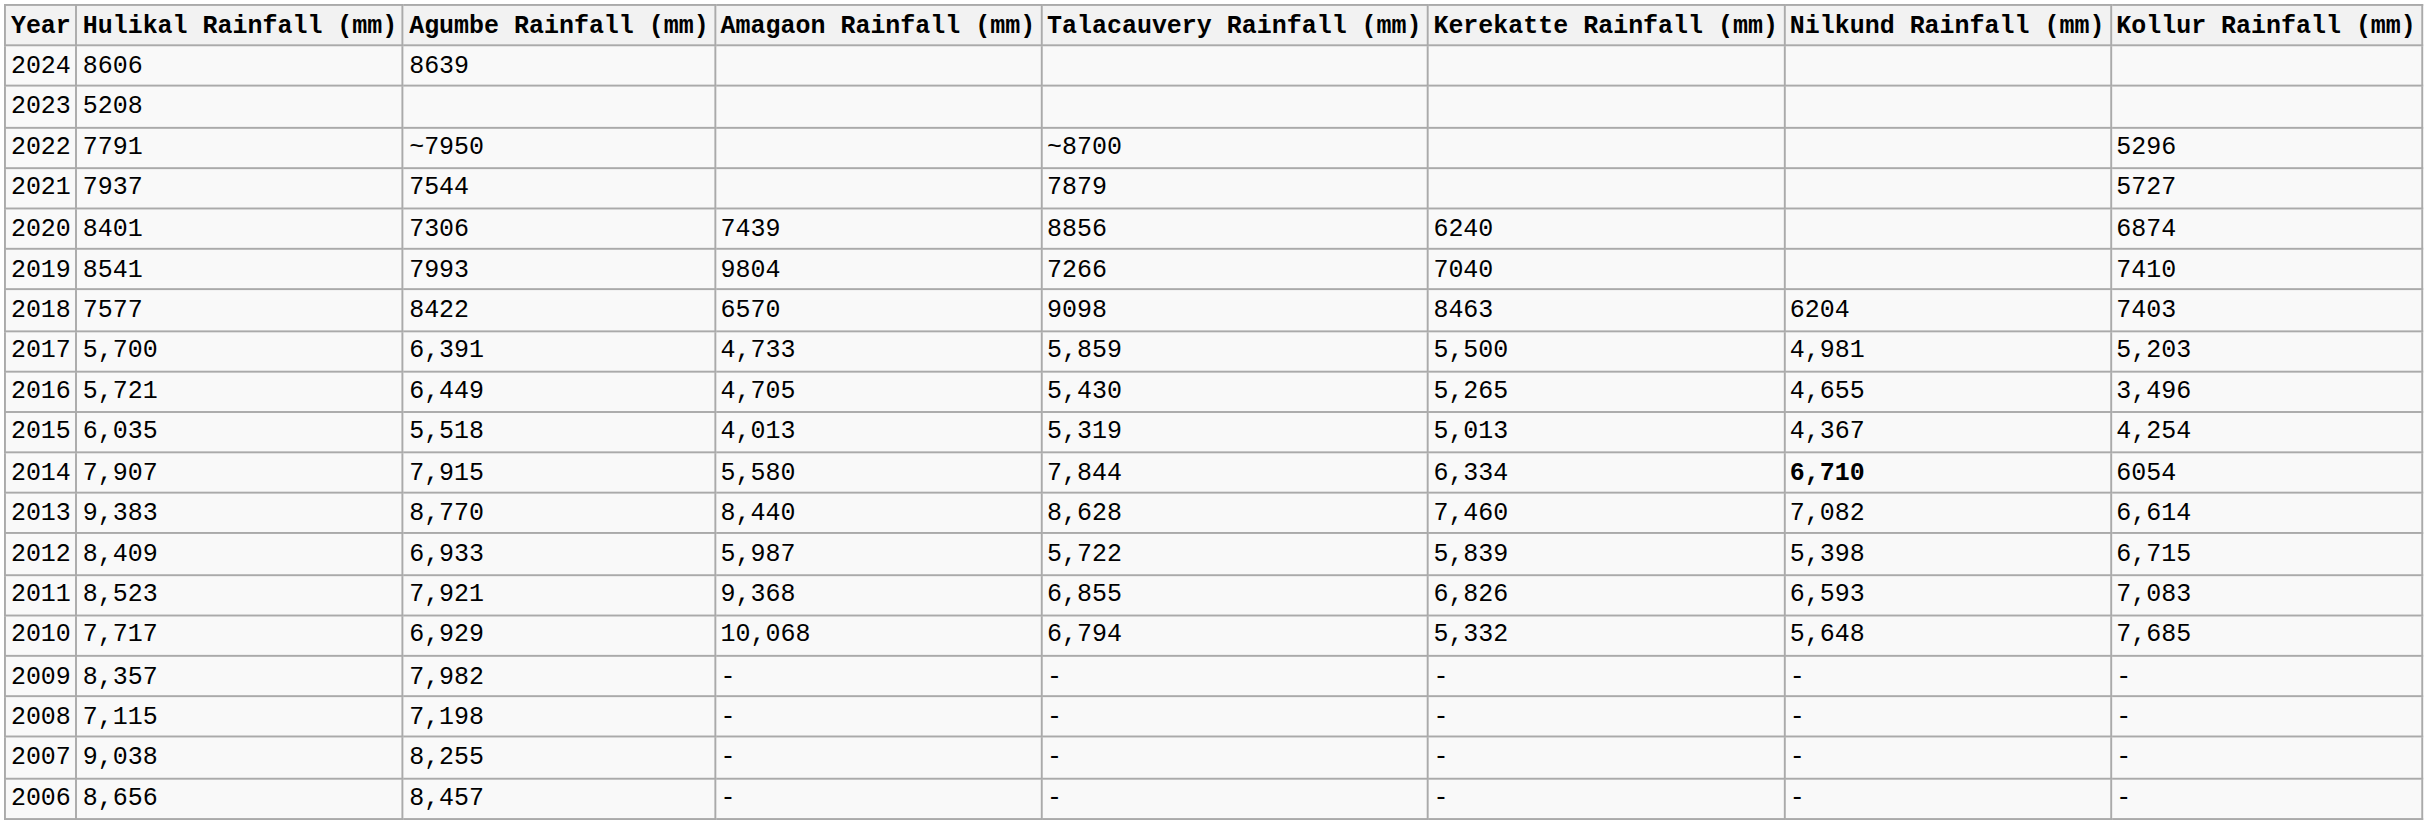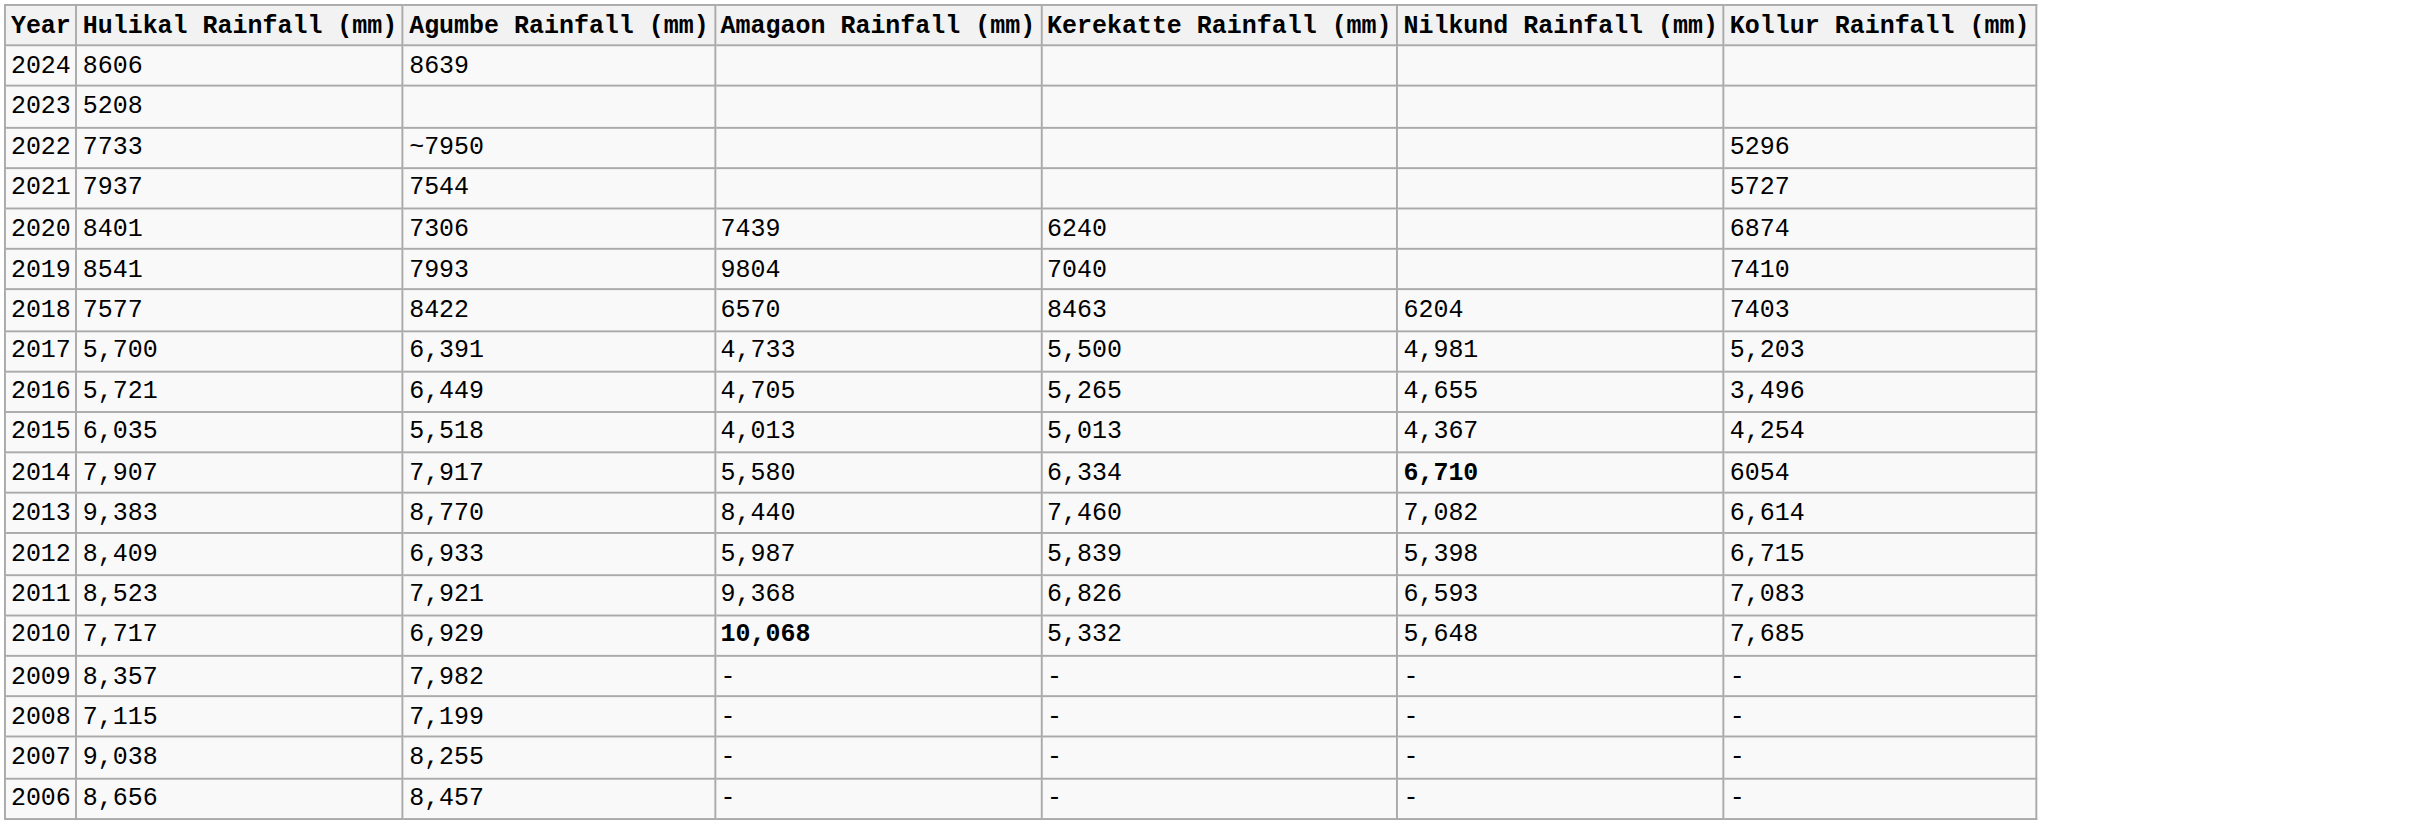- column: (1234, 25)
(113, 147) 7791 -> (113, 147) 7733
(447, 473) 7,915 -> (447, 473) 7,917
(766, 635) normal -> (766, 635) bold
(447, 717) 7,198 -> (447, 717) 7,199
